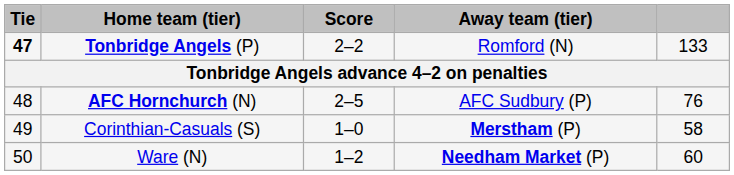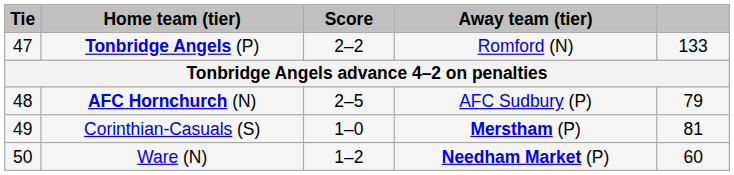(23, 46) bold -> (23, 46) normal
(693, 101) 76 -> (693, 101) 79
(693, 129) 58 -> (693, 129) 81
